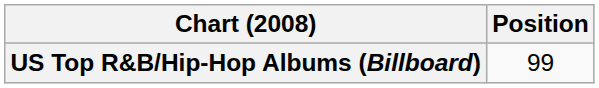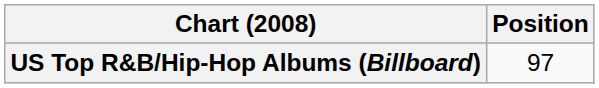(540, 62) 99 -> (540, 62) 97
